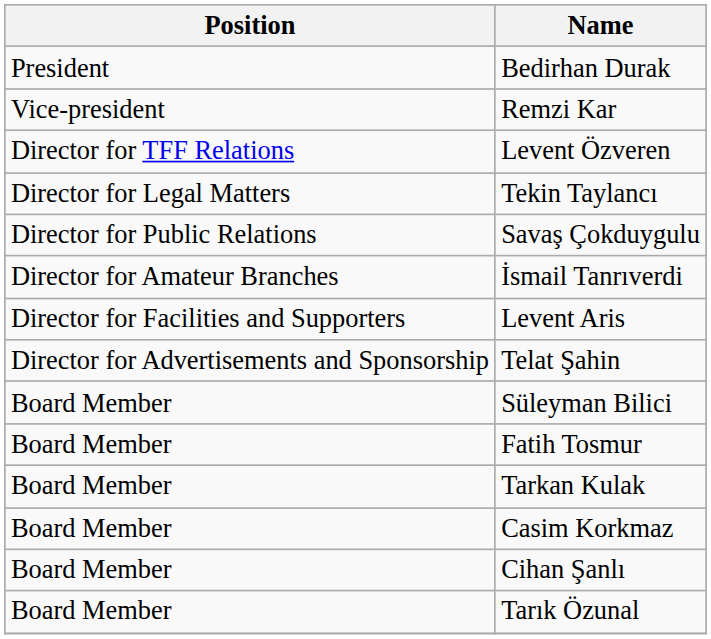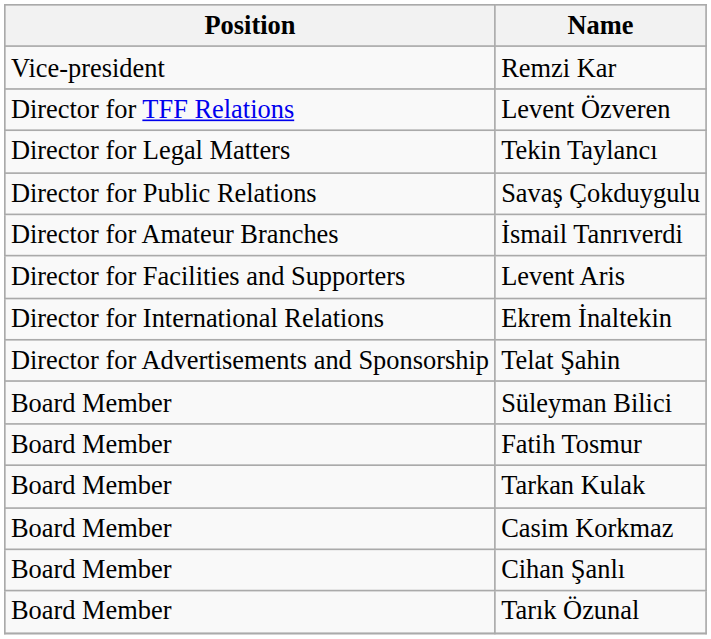- row: (586, 67)
+ row: (587, 318)
